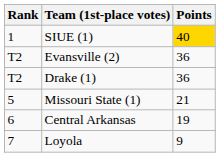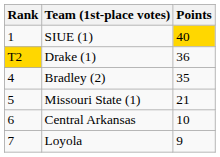- row: (82, 57)
(15, 78) no background -> (15, 57) gold background
+ row: (75, 78)
(183, 120) 19 -> (183, 120) 10
